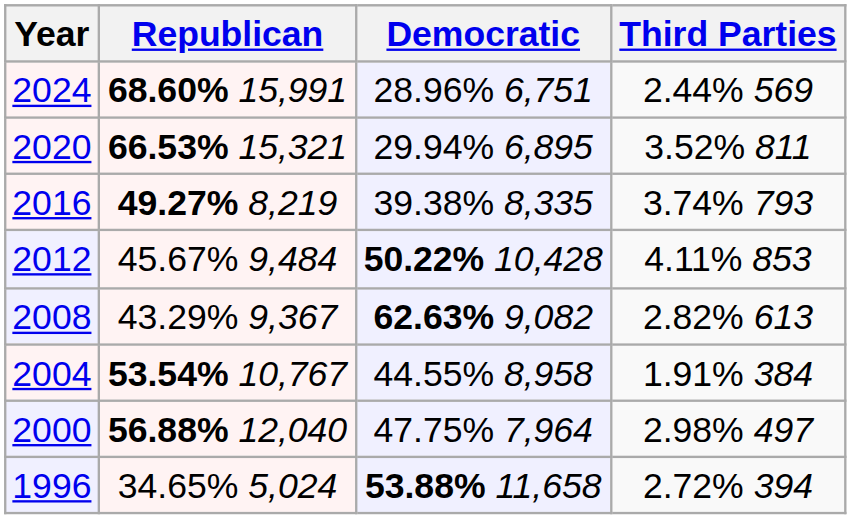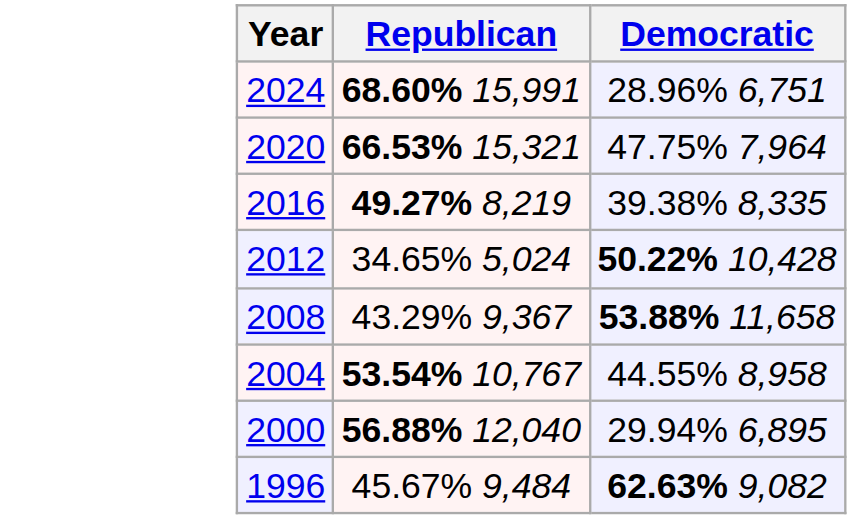- column: (728, 34)
(483, 146) 29.94% 6,895 -> (717, 146) 47.75% 7,964
(228, 259) 45.67% 9,484 -> (461, 259) 34.65% 5,024
(483, 315) 62.63% 9,082 -> (717, 315) 53.88% 11,658
(483, 428) 47.75% 7,964 -> (717, 428) 29.94% 6,895
(228, 484) 34.65% 5,024 -> (461, 484) 45.67% 9,484
(483, 484) 53.88% 11,658 -> (717, 484) 62.63% 9,082
